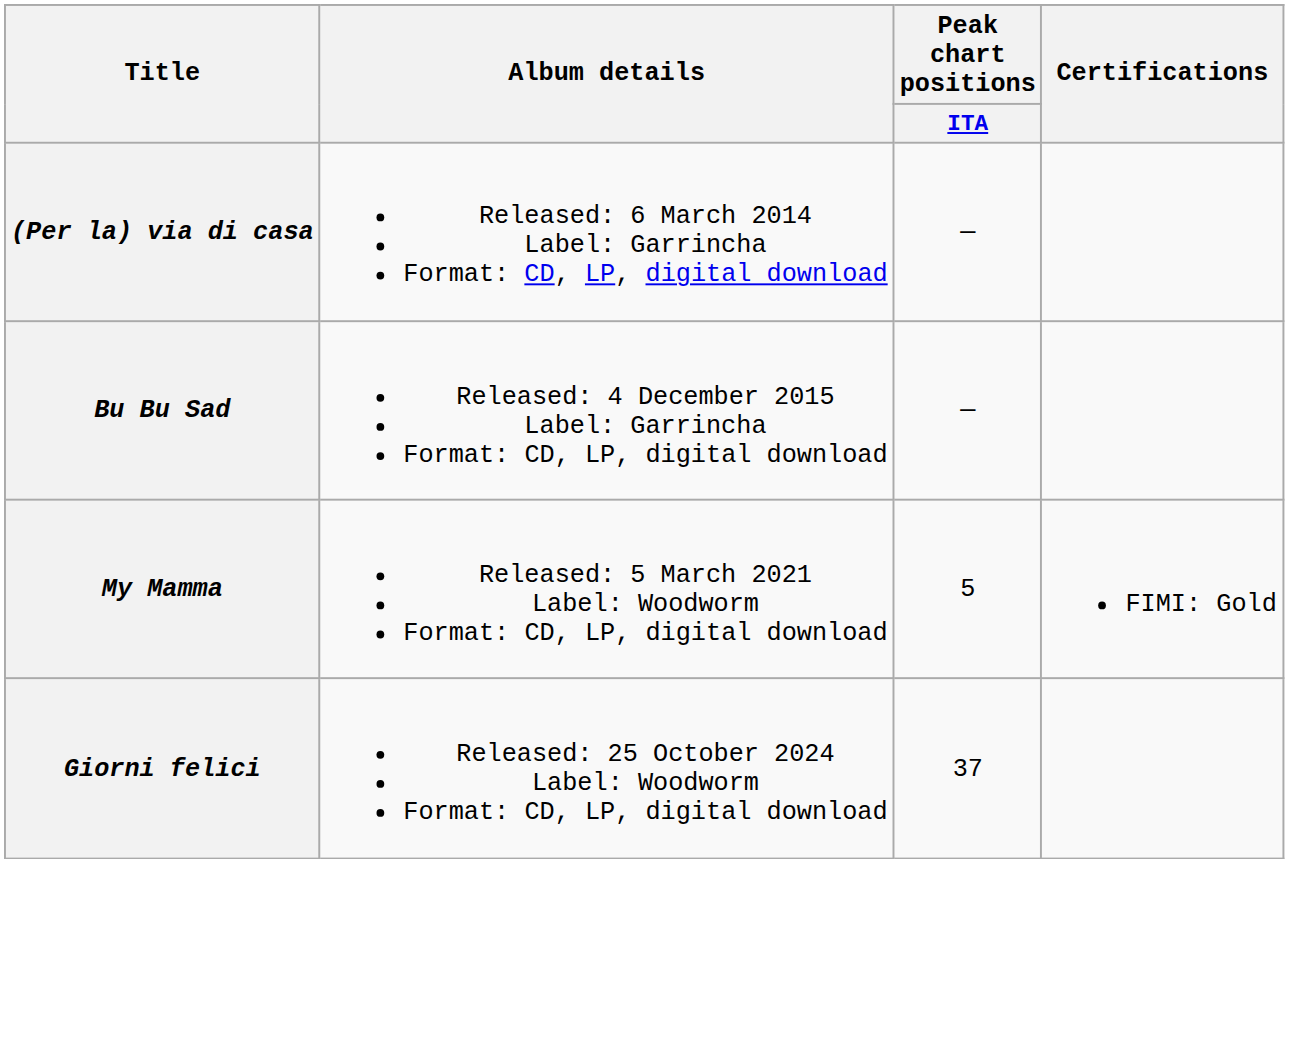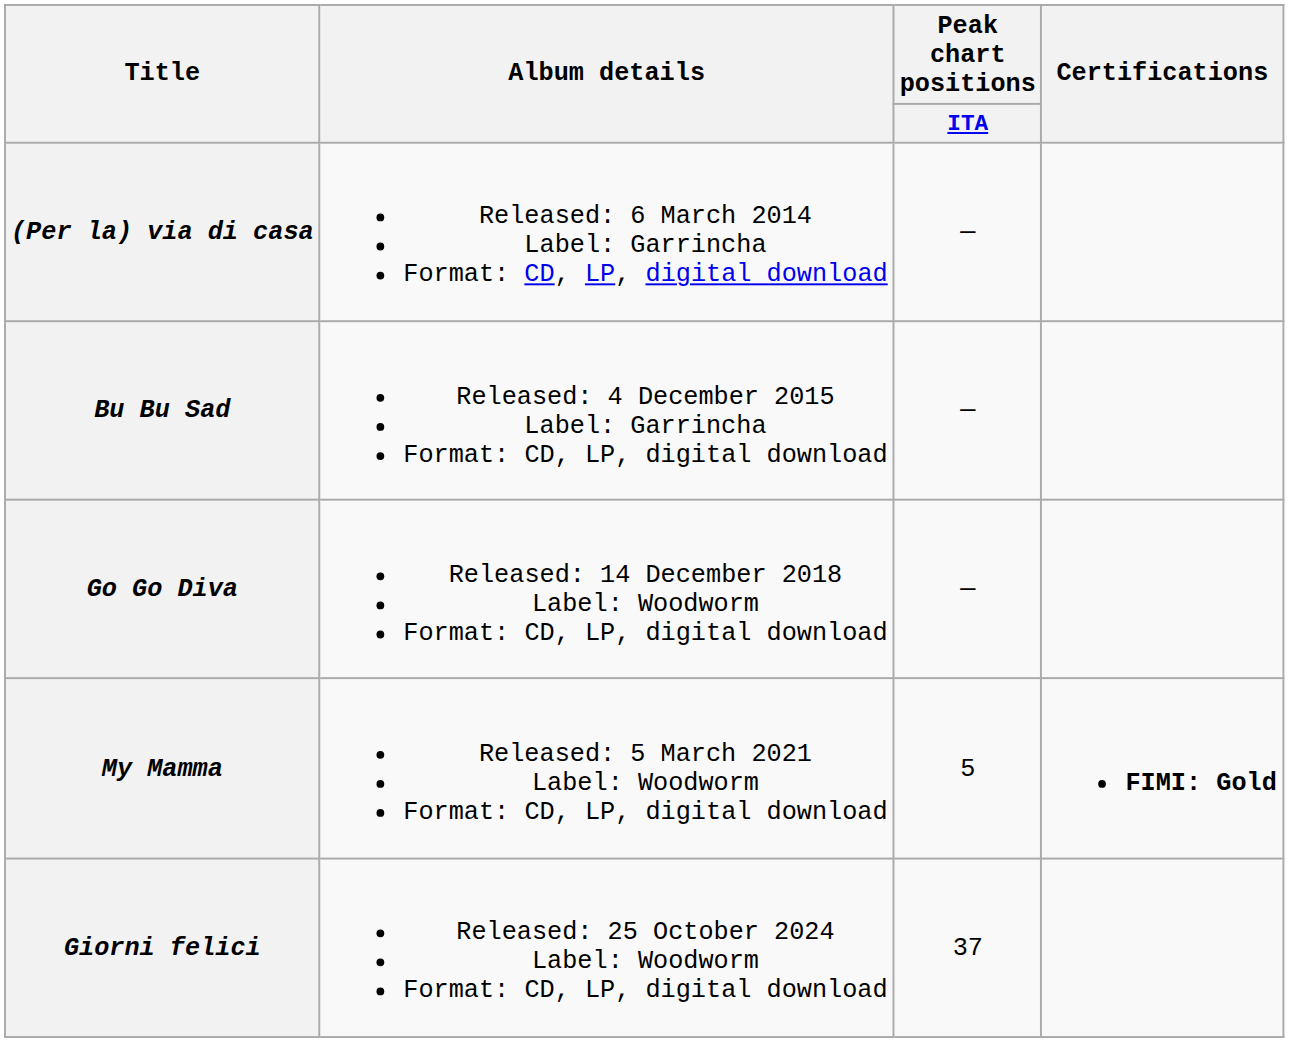+ row: (162, 590)
(1162, 604) normal -> (1162, 783) bold
